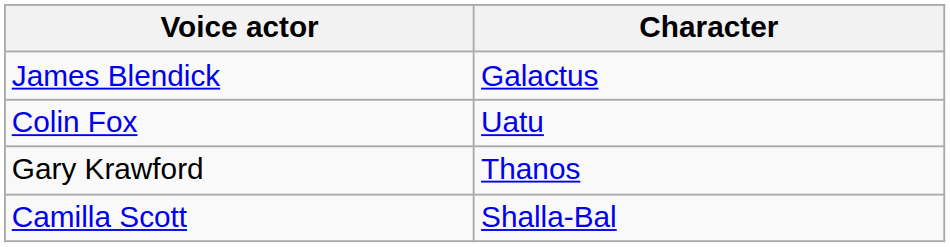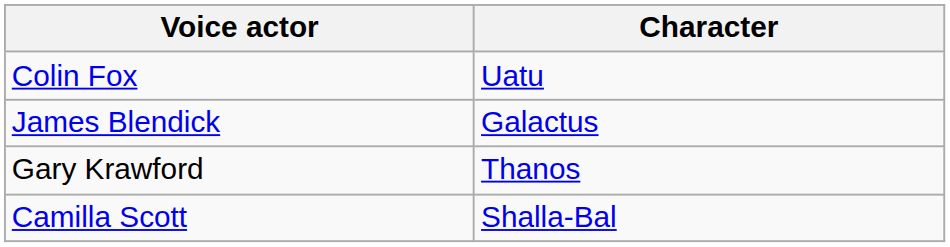rows swapped: (116, 75) <-> (75, 122)
